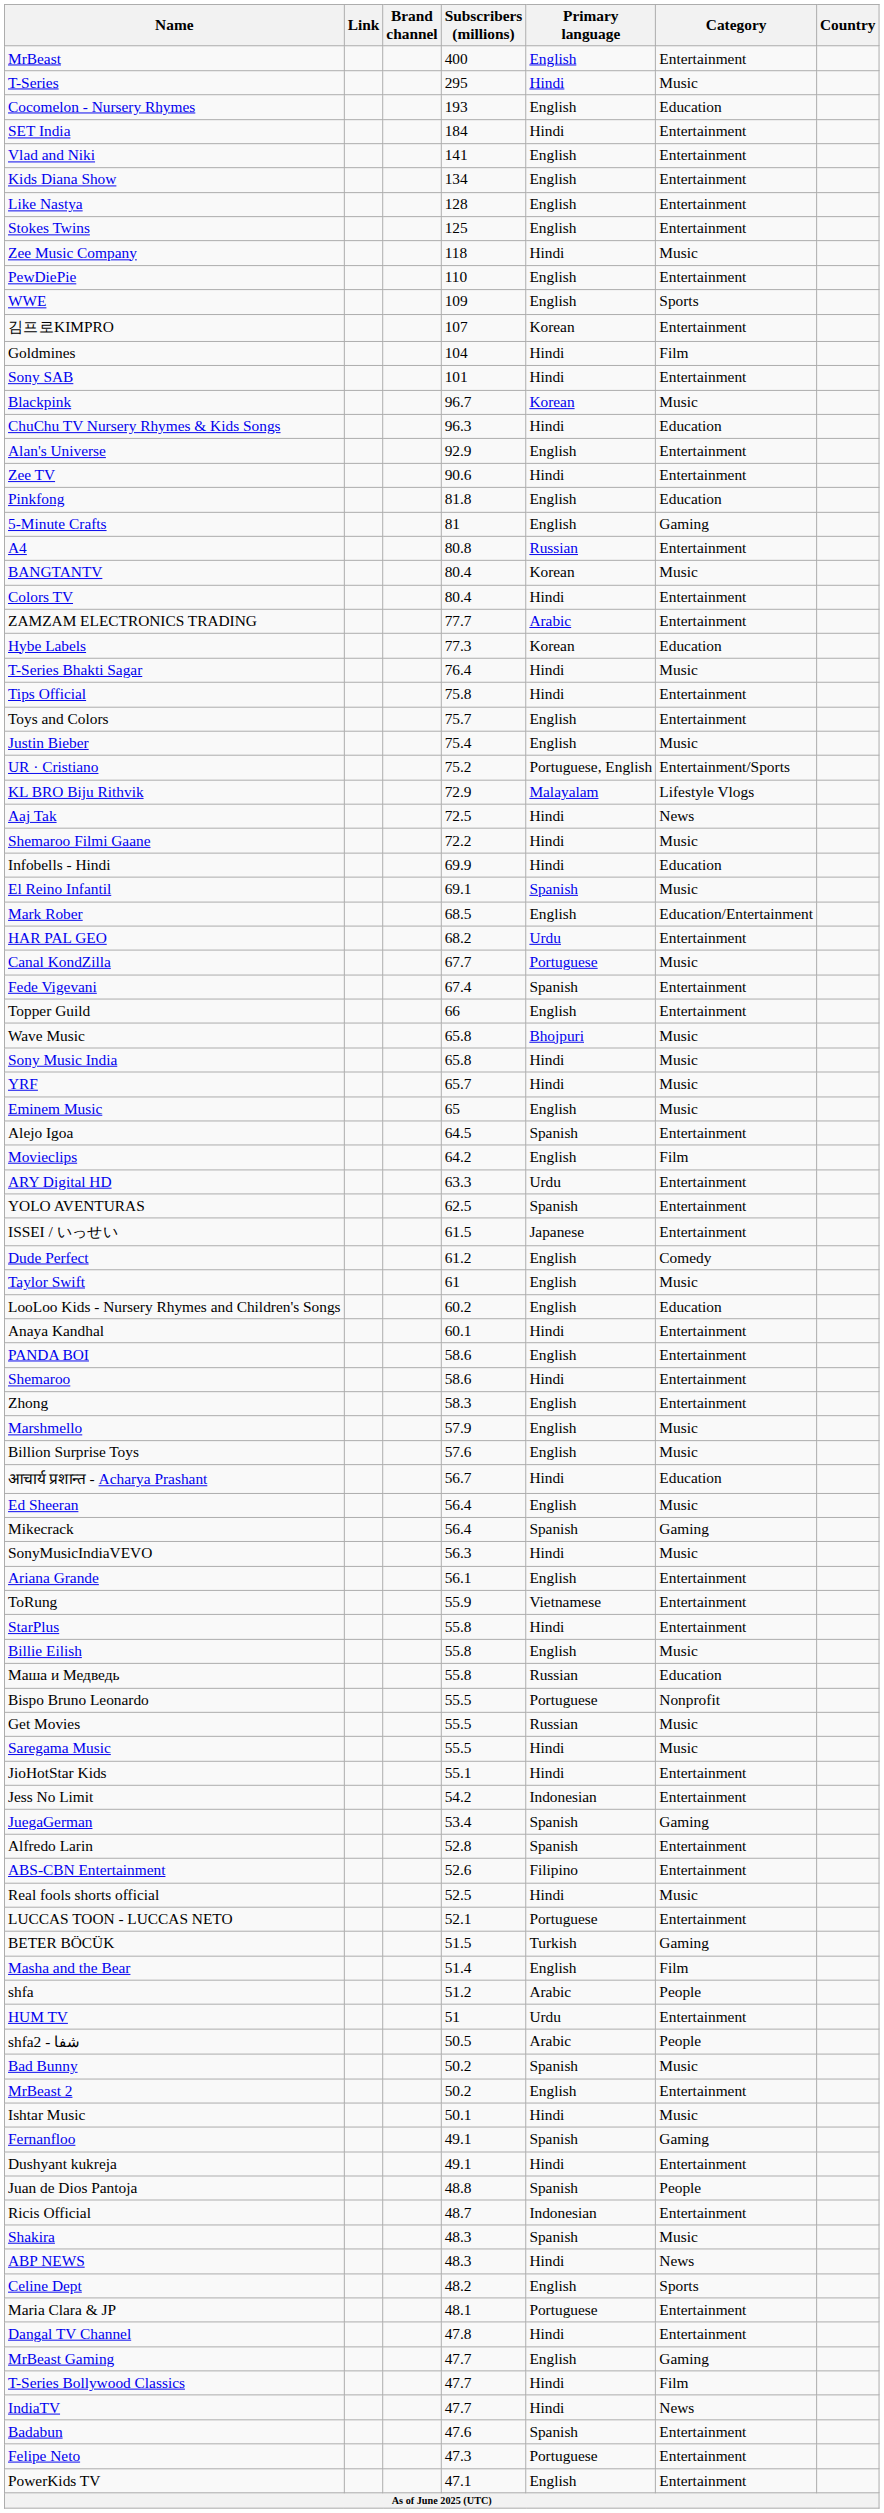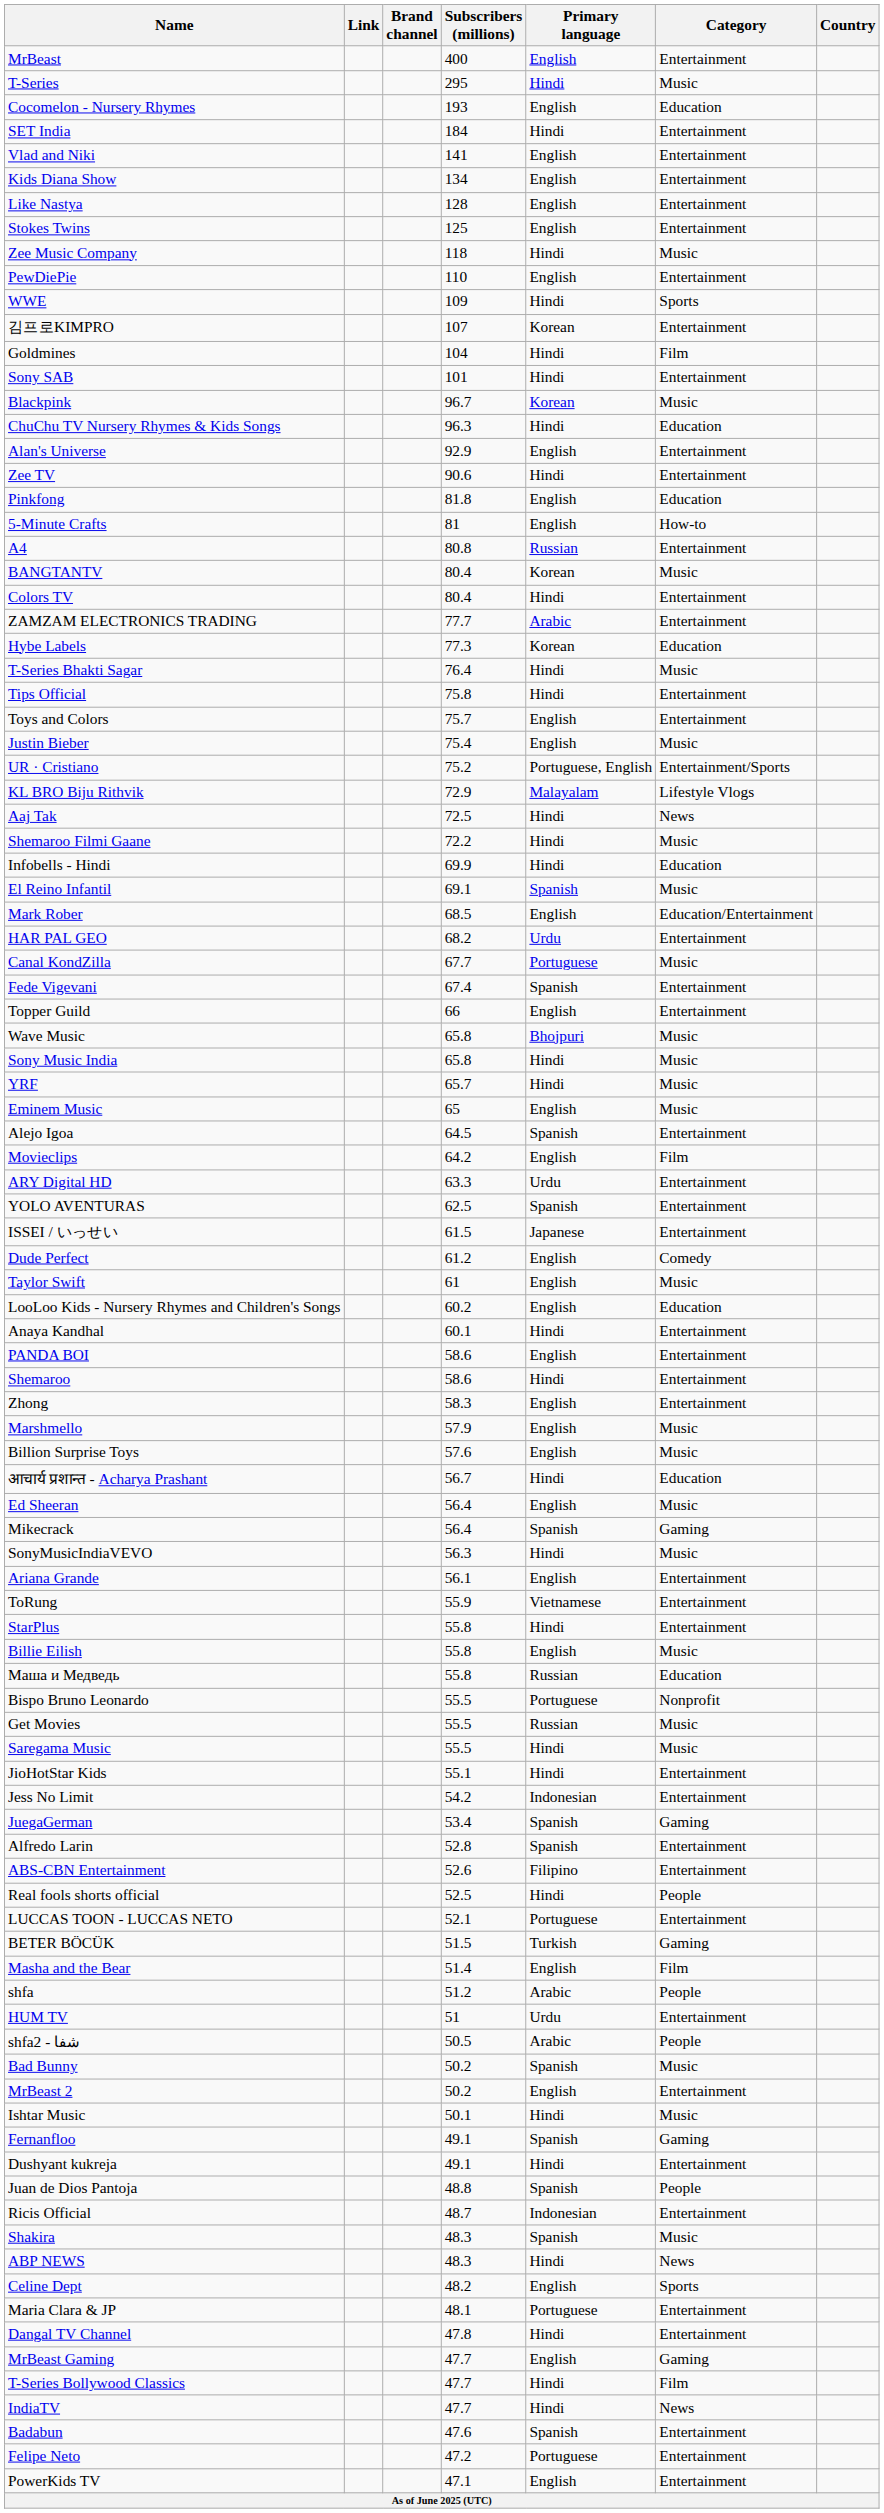(553, 301) English -> (547, 301) Hindi
(684, 524) Gaming -> (683, 524) How-to
(679, 1894) Music -> (680, 1894) People
(458, 2456) 47.3 -> (458, 2456) 47.2
